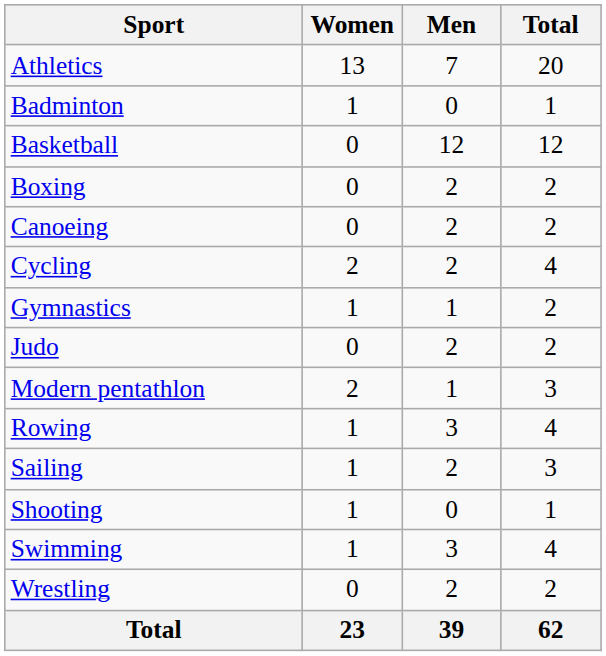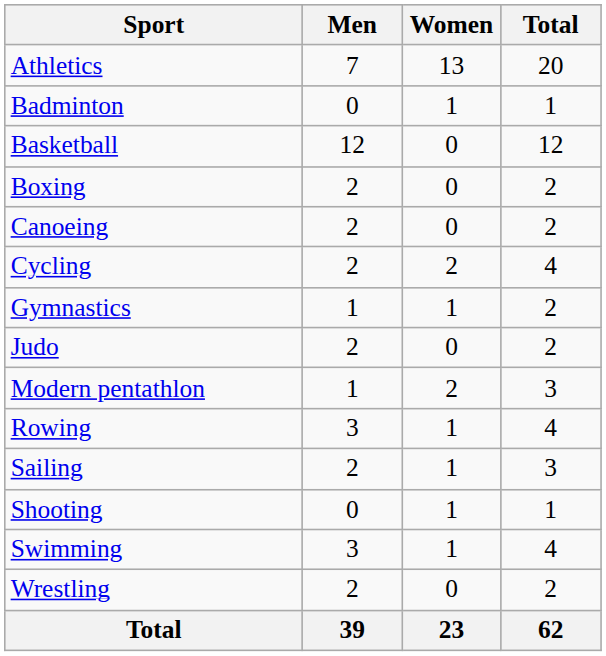columns swapped: (451, 24) <-> (352, 24)
